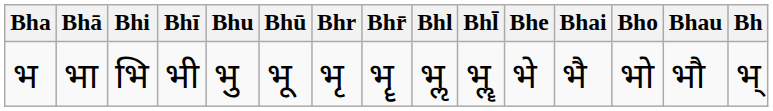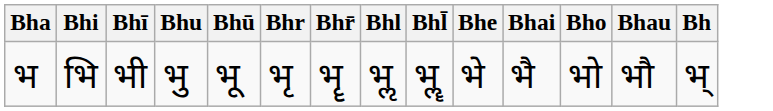- column: (82, 23)
